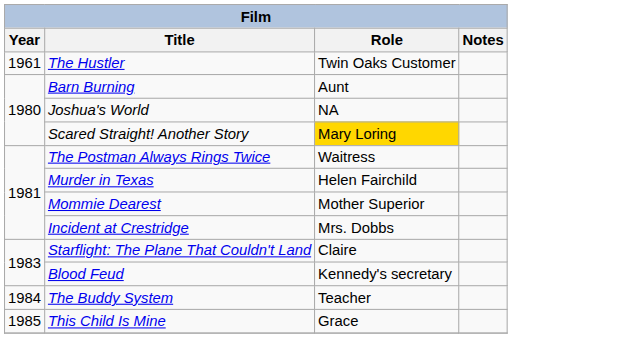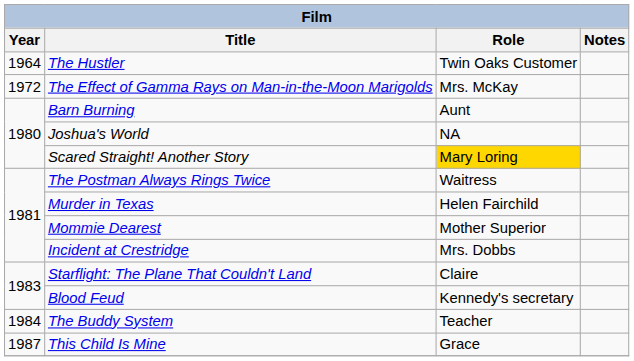(24, 63) 1961 -> (24, 63) 1964
+ row: (240, 87)
(24, 321) 1985 -> (24, 345) 1987
